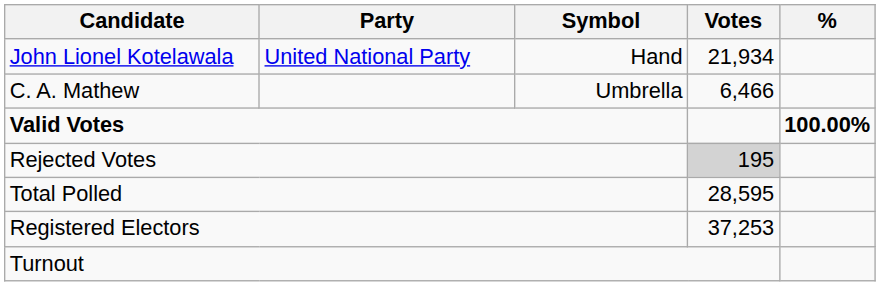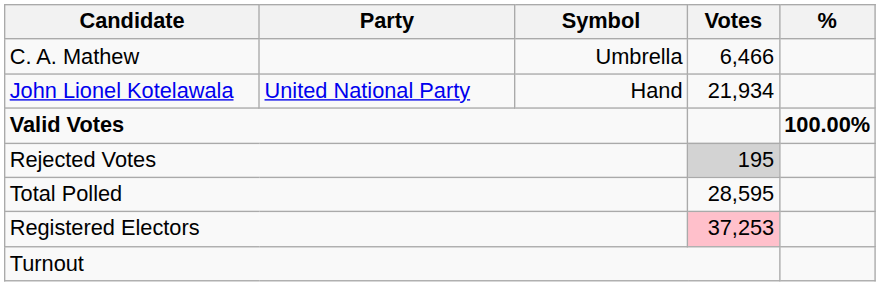rows swapped: (122, 56) <-> (74, 90)
(741, 228) no background -> (741, 228) pink background
